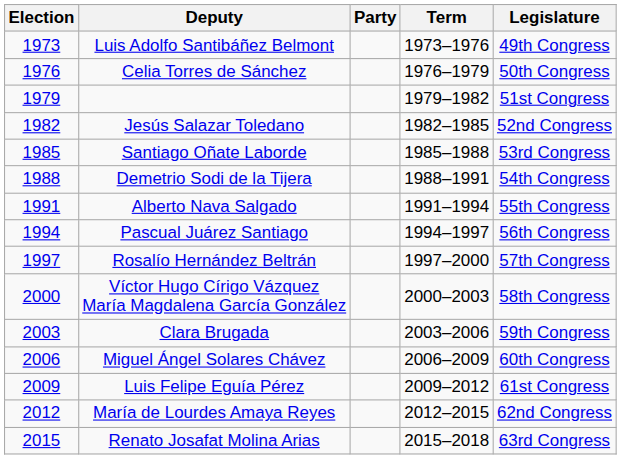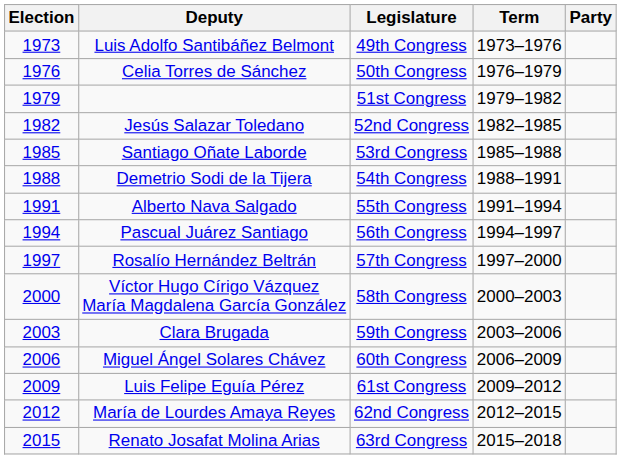columns swapped: (375, 17) <-> (554, 17)
